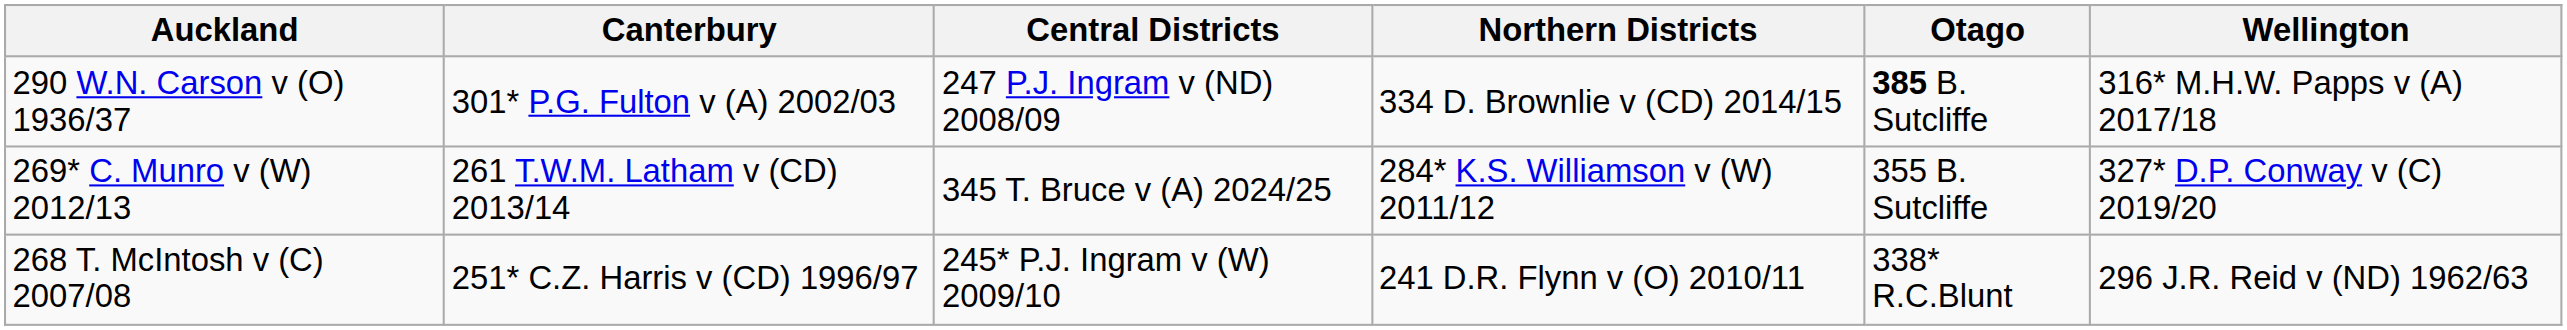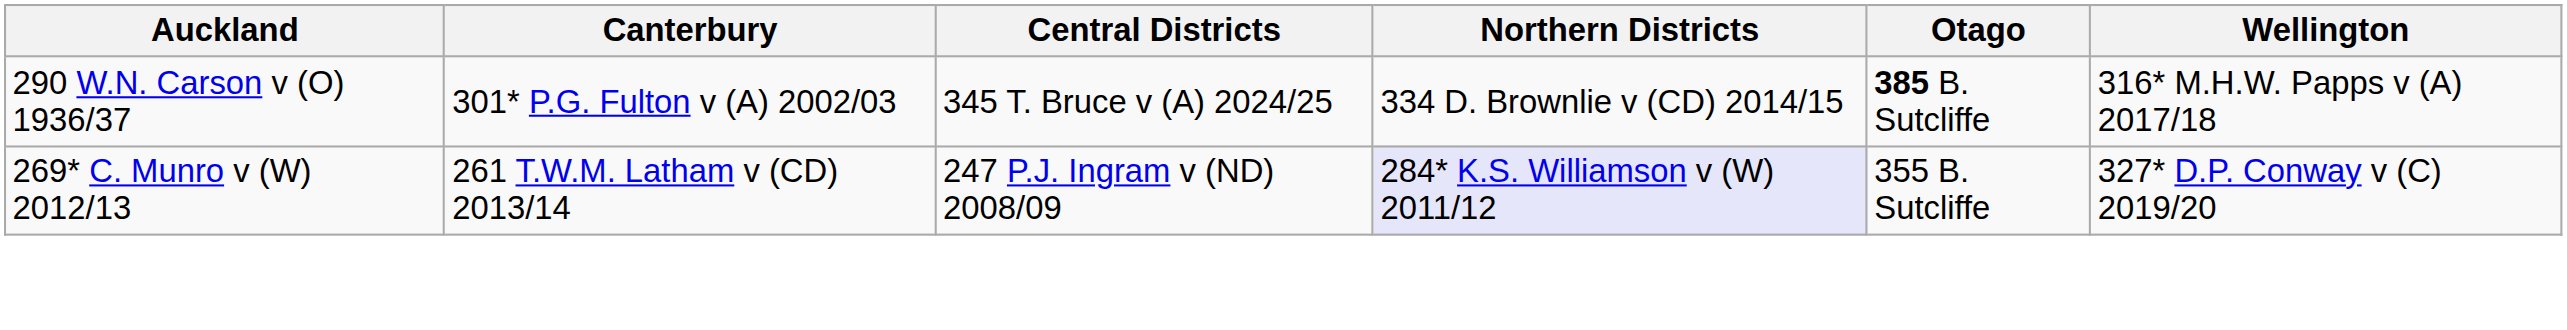(1108, 100) 247 P.J. Ingram v (ND) 2008/09 -> (1138, 100) 345 T. Bruce v (A) 2024/25
(1137, 189) 345 T. Bruce v (A) 2024/25 -> (1109, 189) 247 P.J. Ingram v (ND) 2008/09
(1576, 189) no background -> (1577, 189) lavender background
- row: (168, 278)
